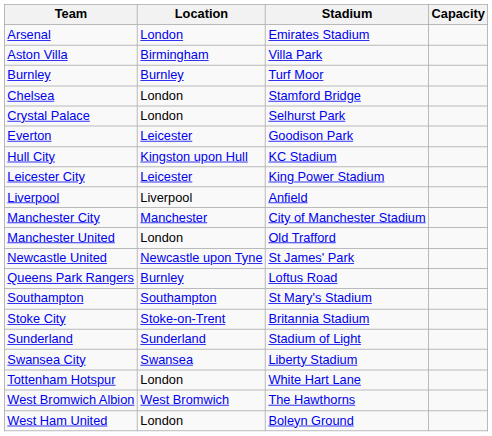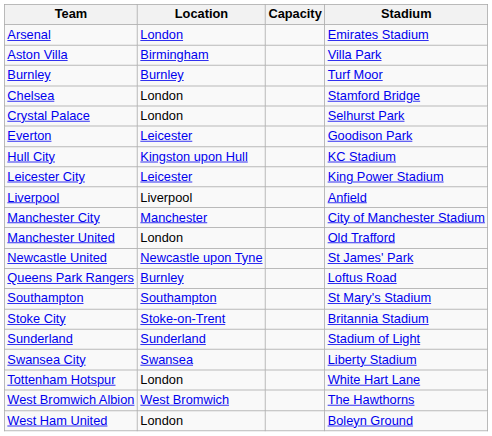columns swapped: (347, 14) <-> (458, 14)
